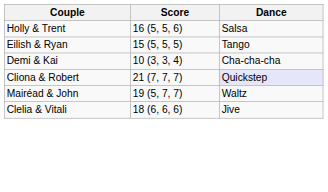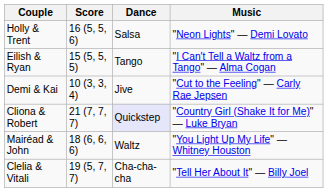+ column: (247, 12)
(251, 61) Cha-cha-cha -> (124, 90) Jive
(158, 93) 19 (5, 7, 7) -> (88, 145) 18 (6, 6, 6)
(158, 110) 18 (6, 6, 6) -> (88, 173) 19 (5, 7, 7)
(231, 110) Jive -> (136, 173) Cha-cha-cha
